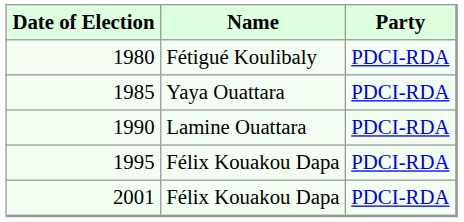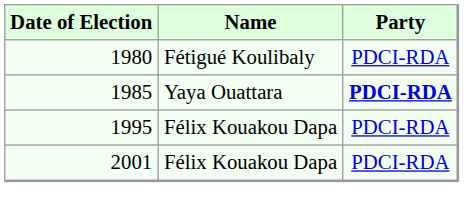(400, 92) normal -> (400, 92) bold
- row: (134, 127)
